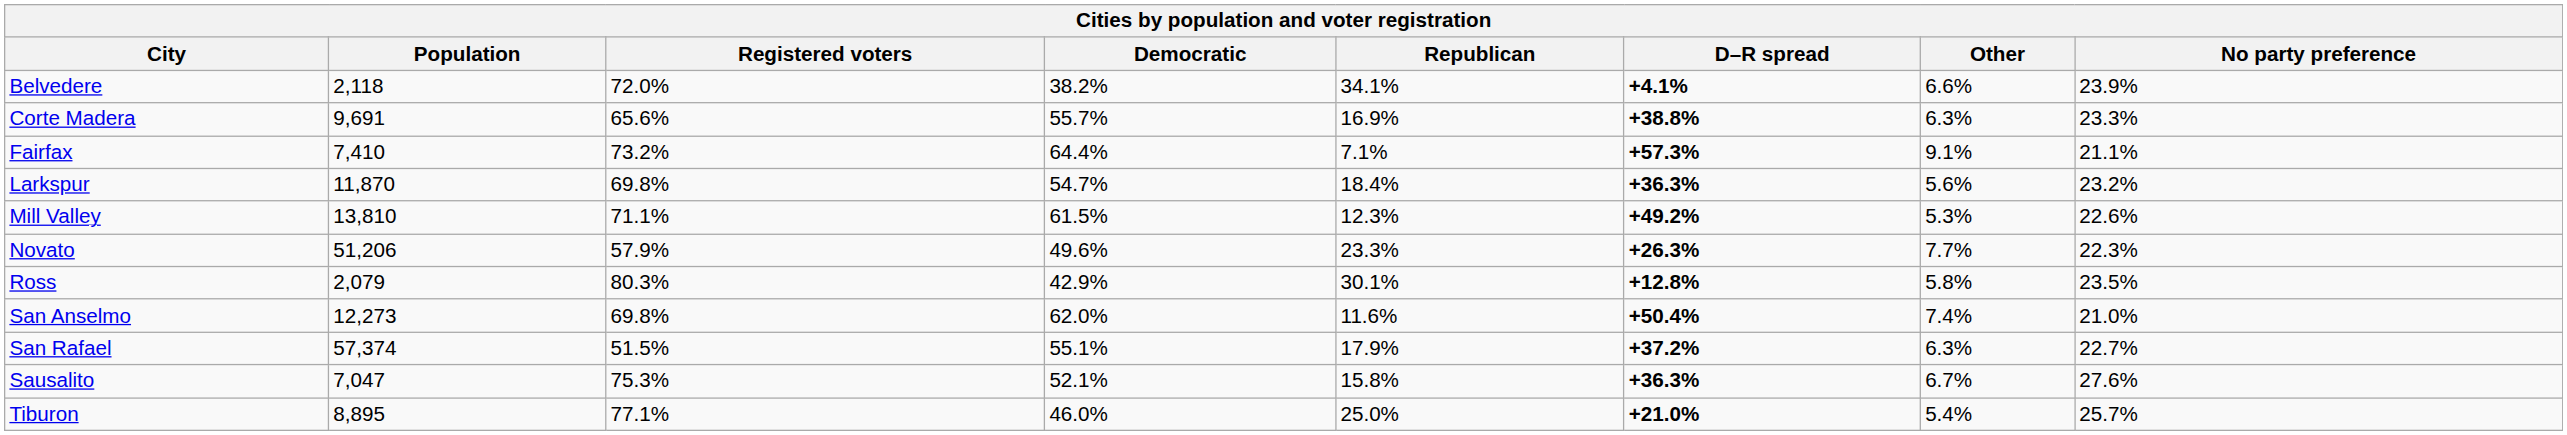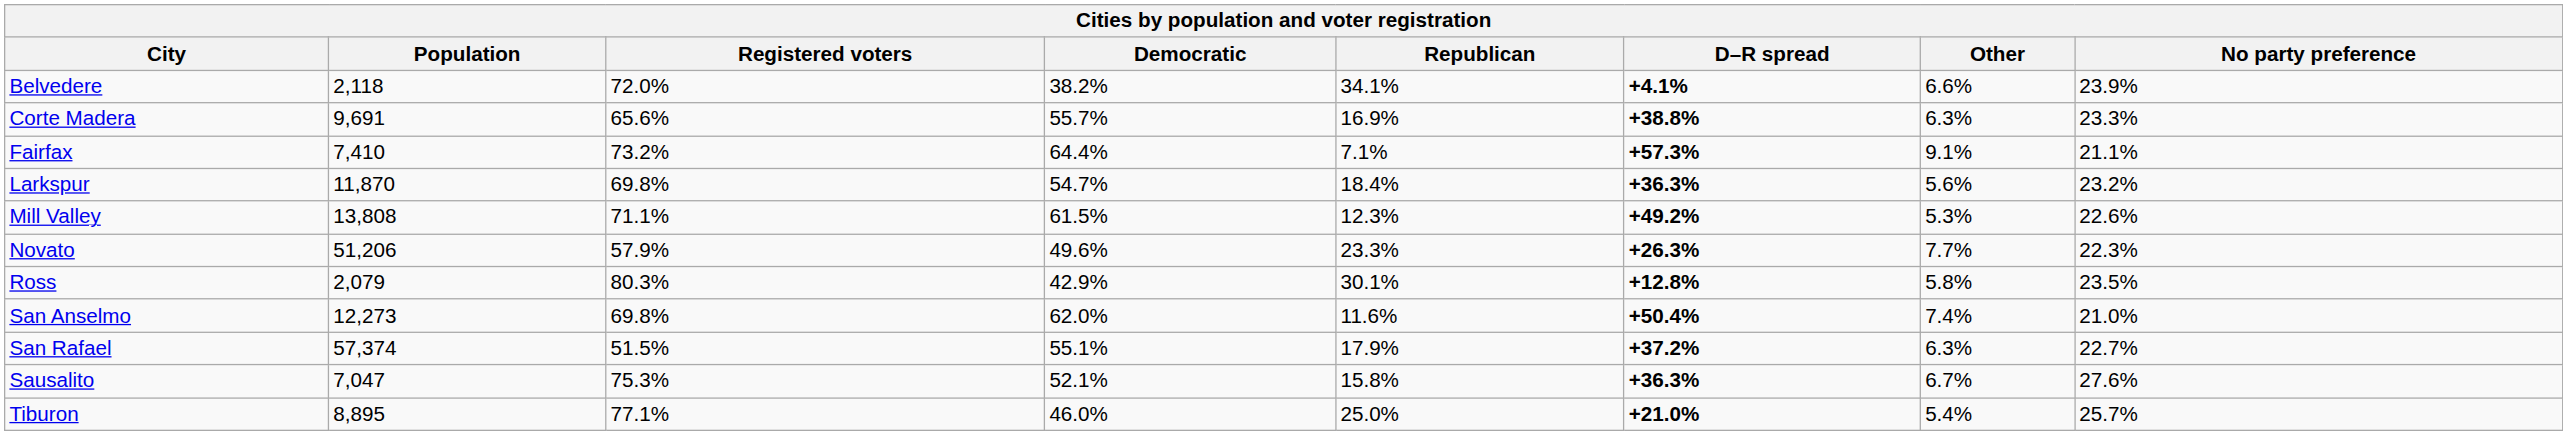(365, 217) 13,810 -> (365, 217) 13,808
